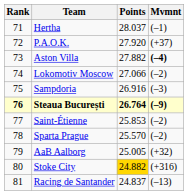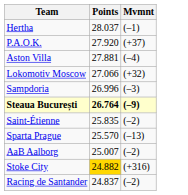- column: (18, 12)
(133, 58) 27.882 -> (105, 58) 27.881
(159, 58) bold -> (131, 58) normal
(159, 74) (–2) -> (134, 74) (+32)
(133, 89) 26.916 -> (105, 89) 26.996
(133, 120) 25.853 -> (105, 120) 25.835
(159, 136) (–2) -> (134, 136) (–13)
(133, 151) 25.005 -> (105, 151) 25.007
(161, 151) (+32) -> (131, 151) (–2)
(161, 182) (–13) -> (131, 182) (–2)
